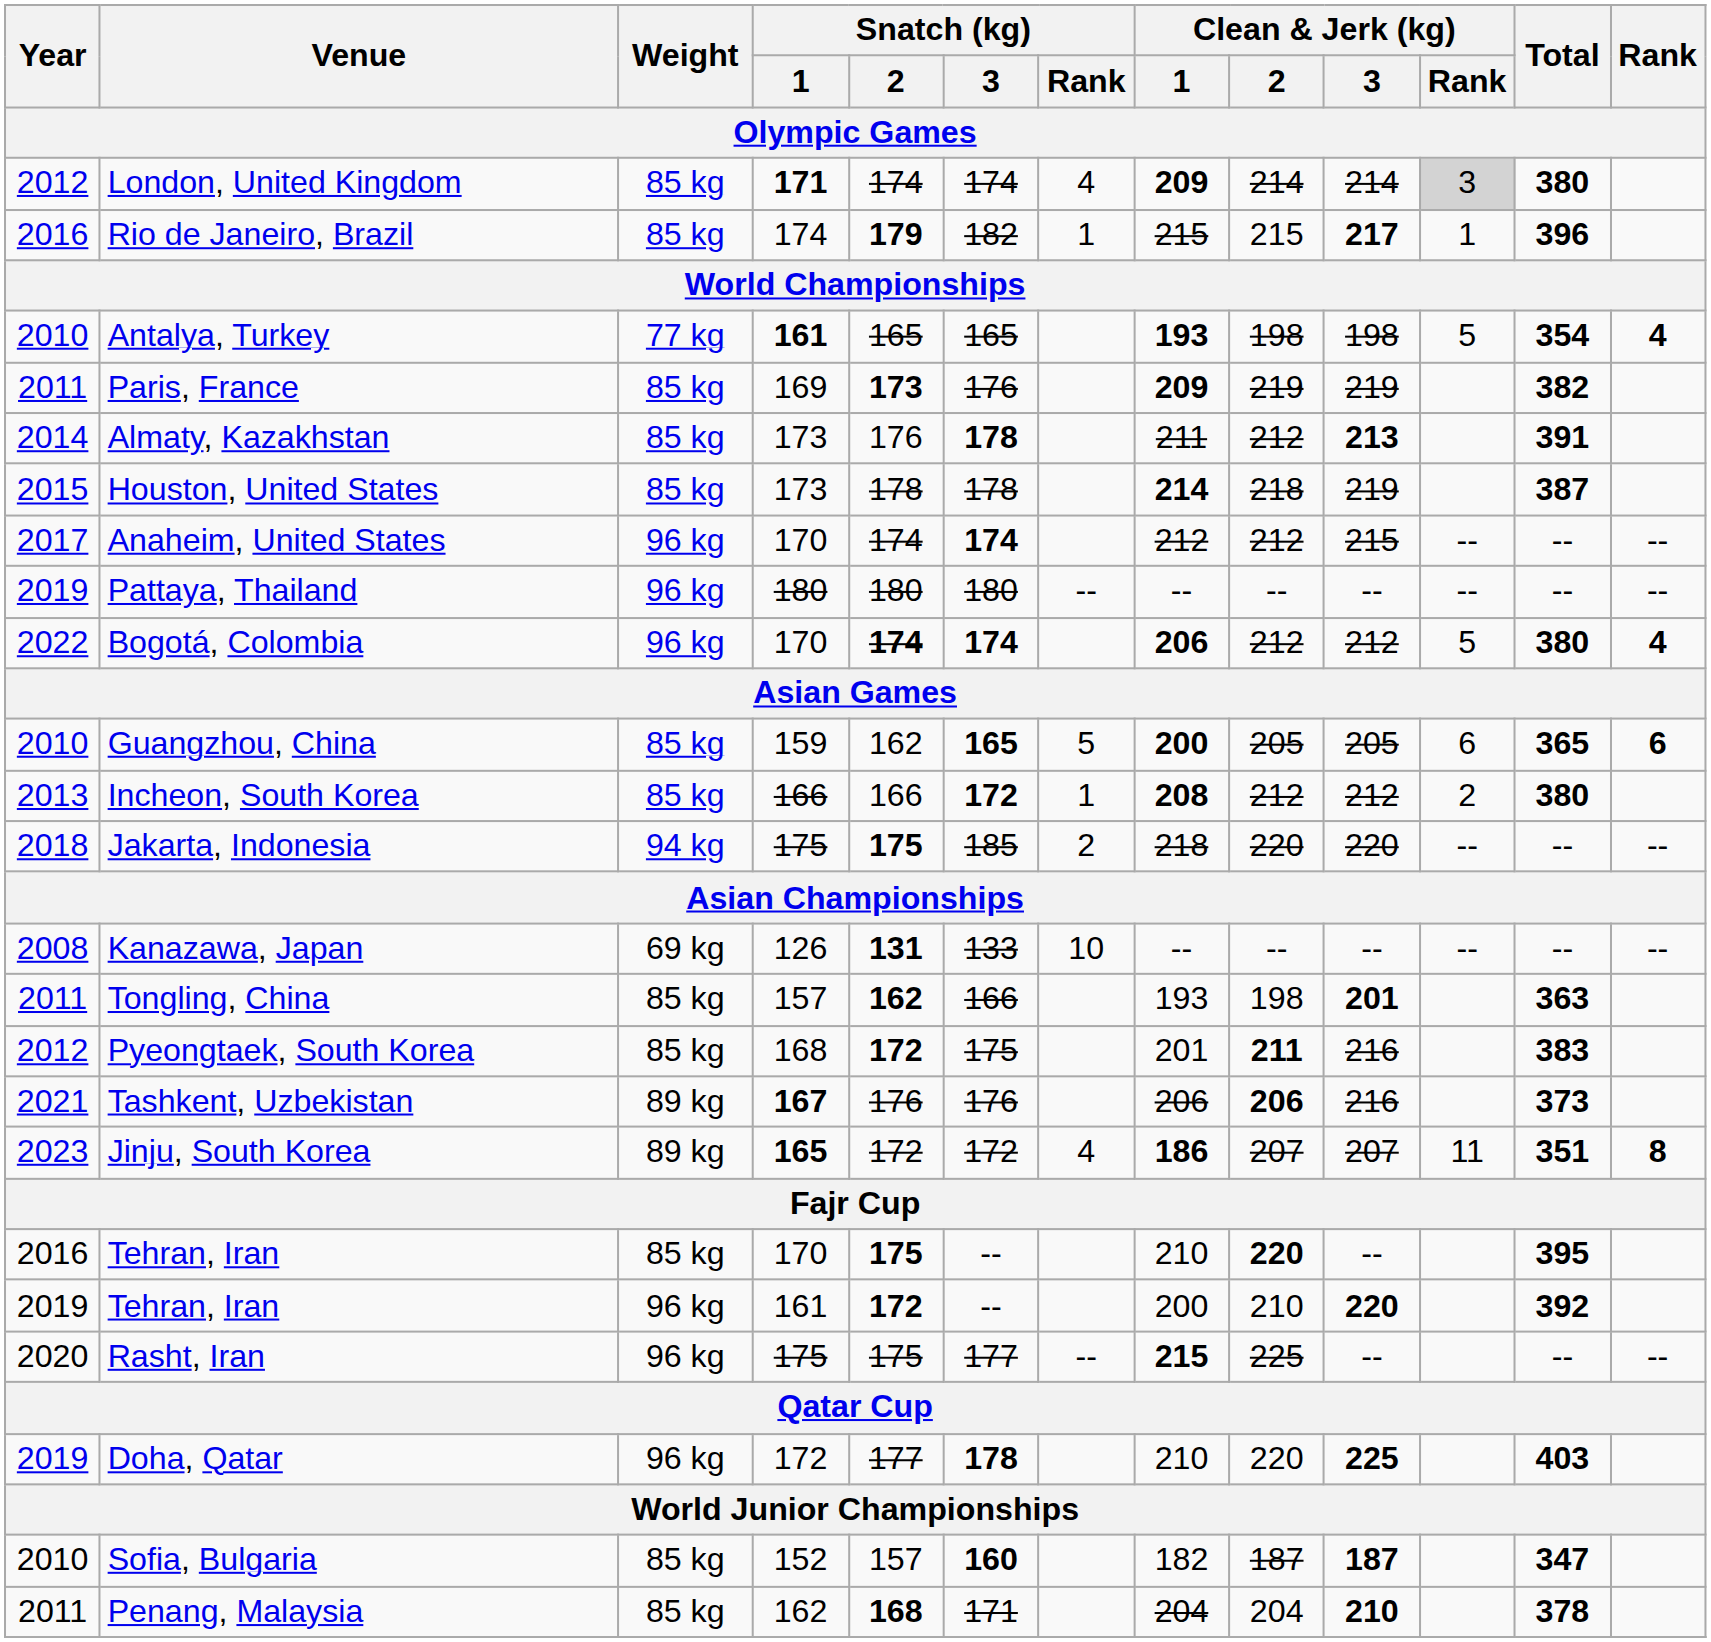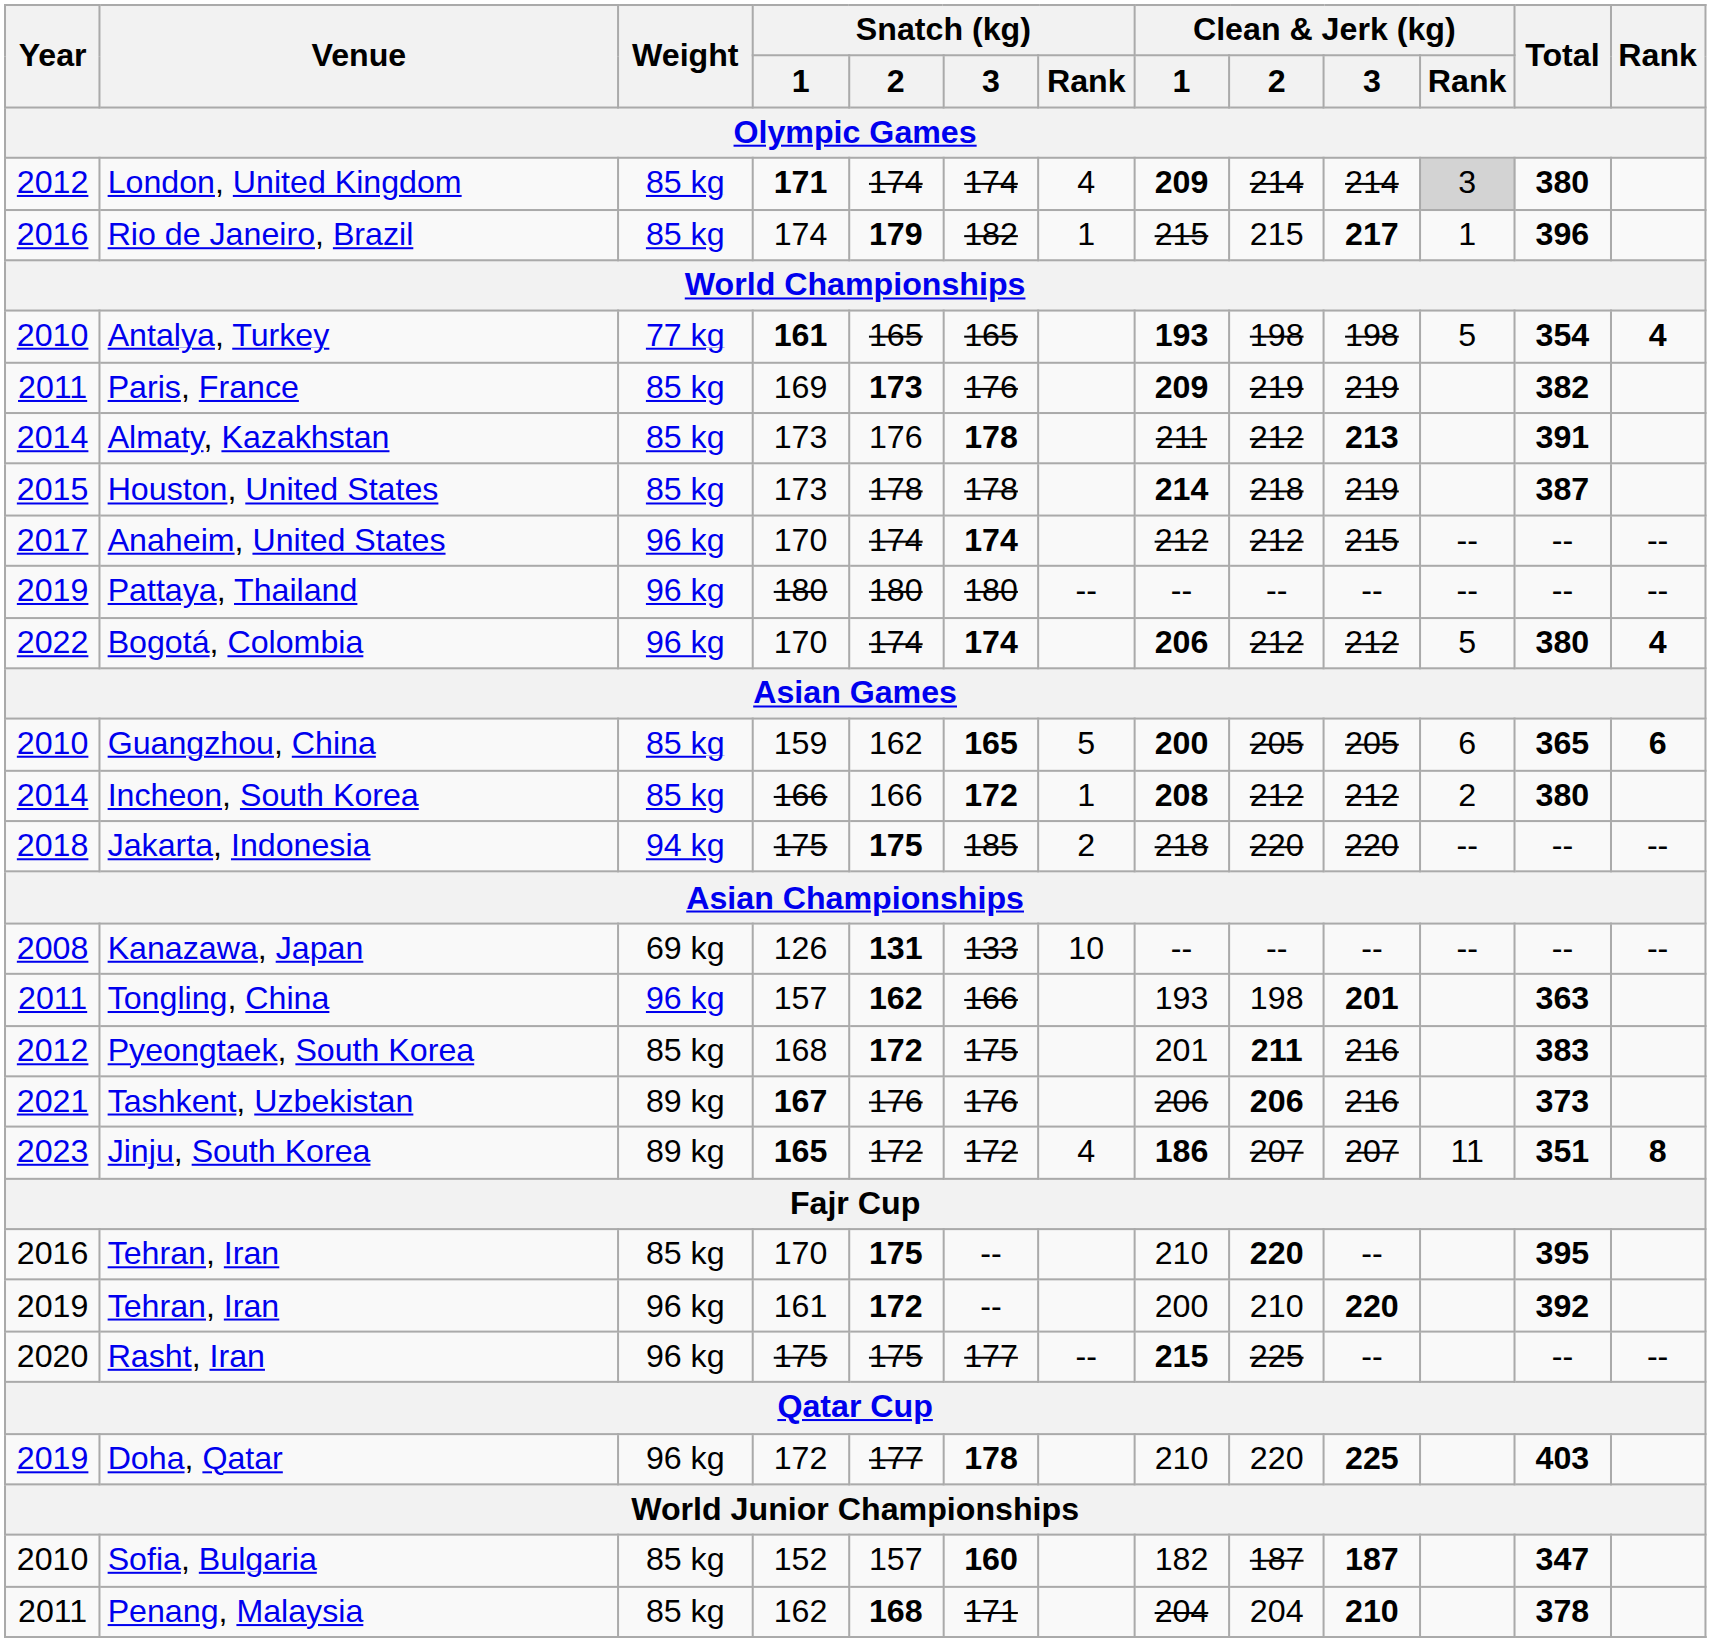(896, 642) bold -> (896, 642) normal
(53, 795) 2013 -> (53, 795) 2014
(685, 999) 85 kg -> (685, 999) 96 kg
